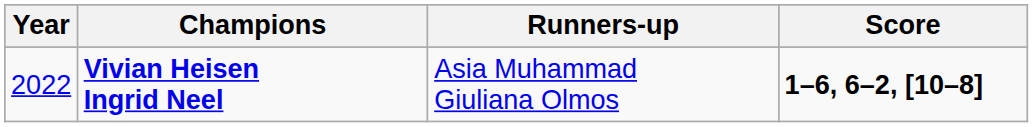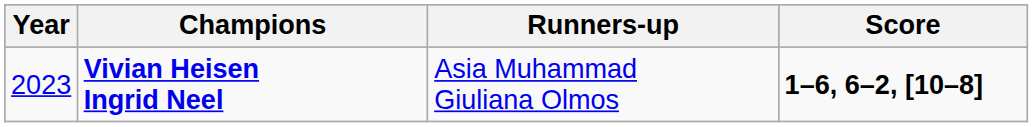(41, 84) 2022 -> (41, 84) 2023
